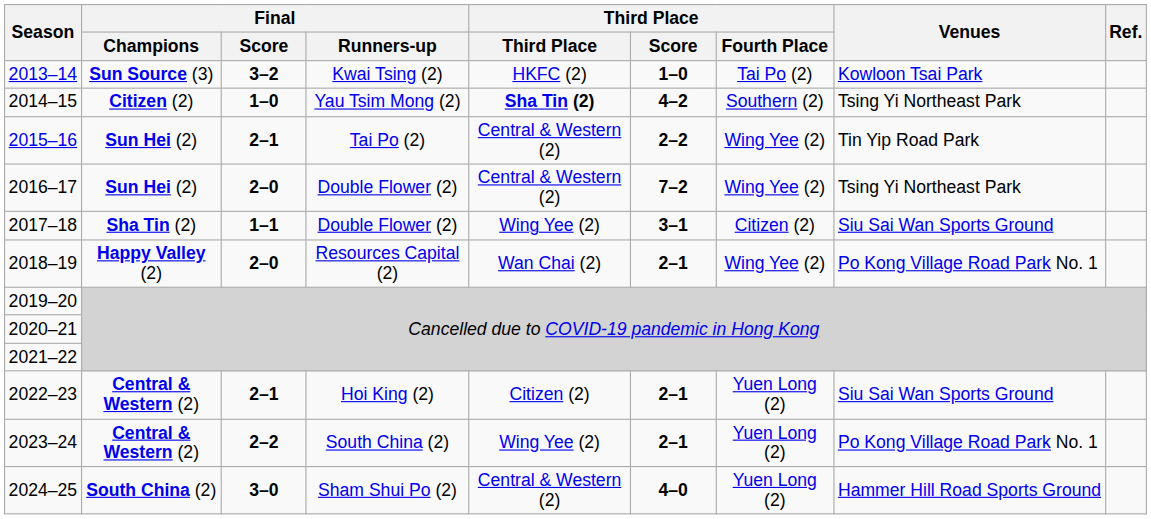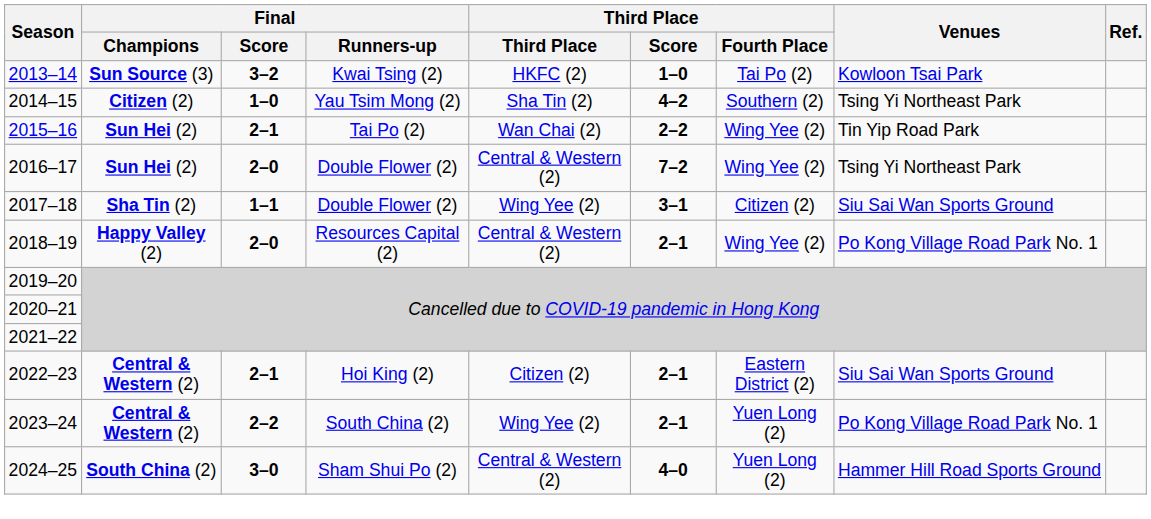(550, 102) bold -> (550, 102) normal
(550, 140) Central & Western (2) -> (550, 130) Wan Chai (2)
(550, 263) Wan Chai (2) -> (550, 243) Central & Western (2)
(775, 394) Yuen Long (2) -> (775, 374) Eastern District (2)
